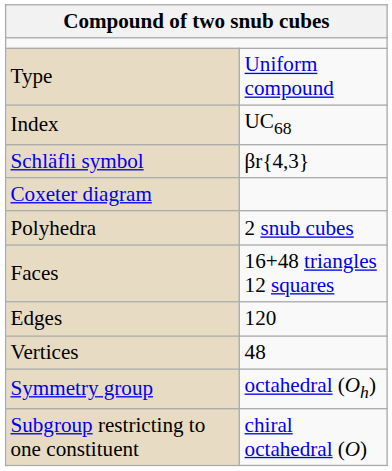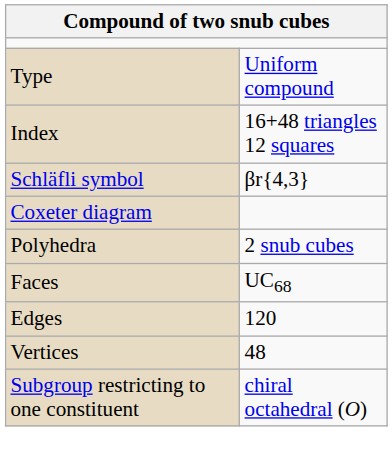(268, 124) UC68 -> (311, 133) 16+48 triangles 12 squares
(311, 273) 16+48 triangles 12 squares -> (268, 282) UC68
- row: (82, 388)
